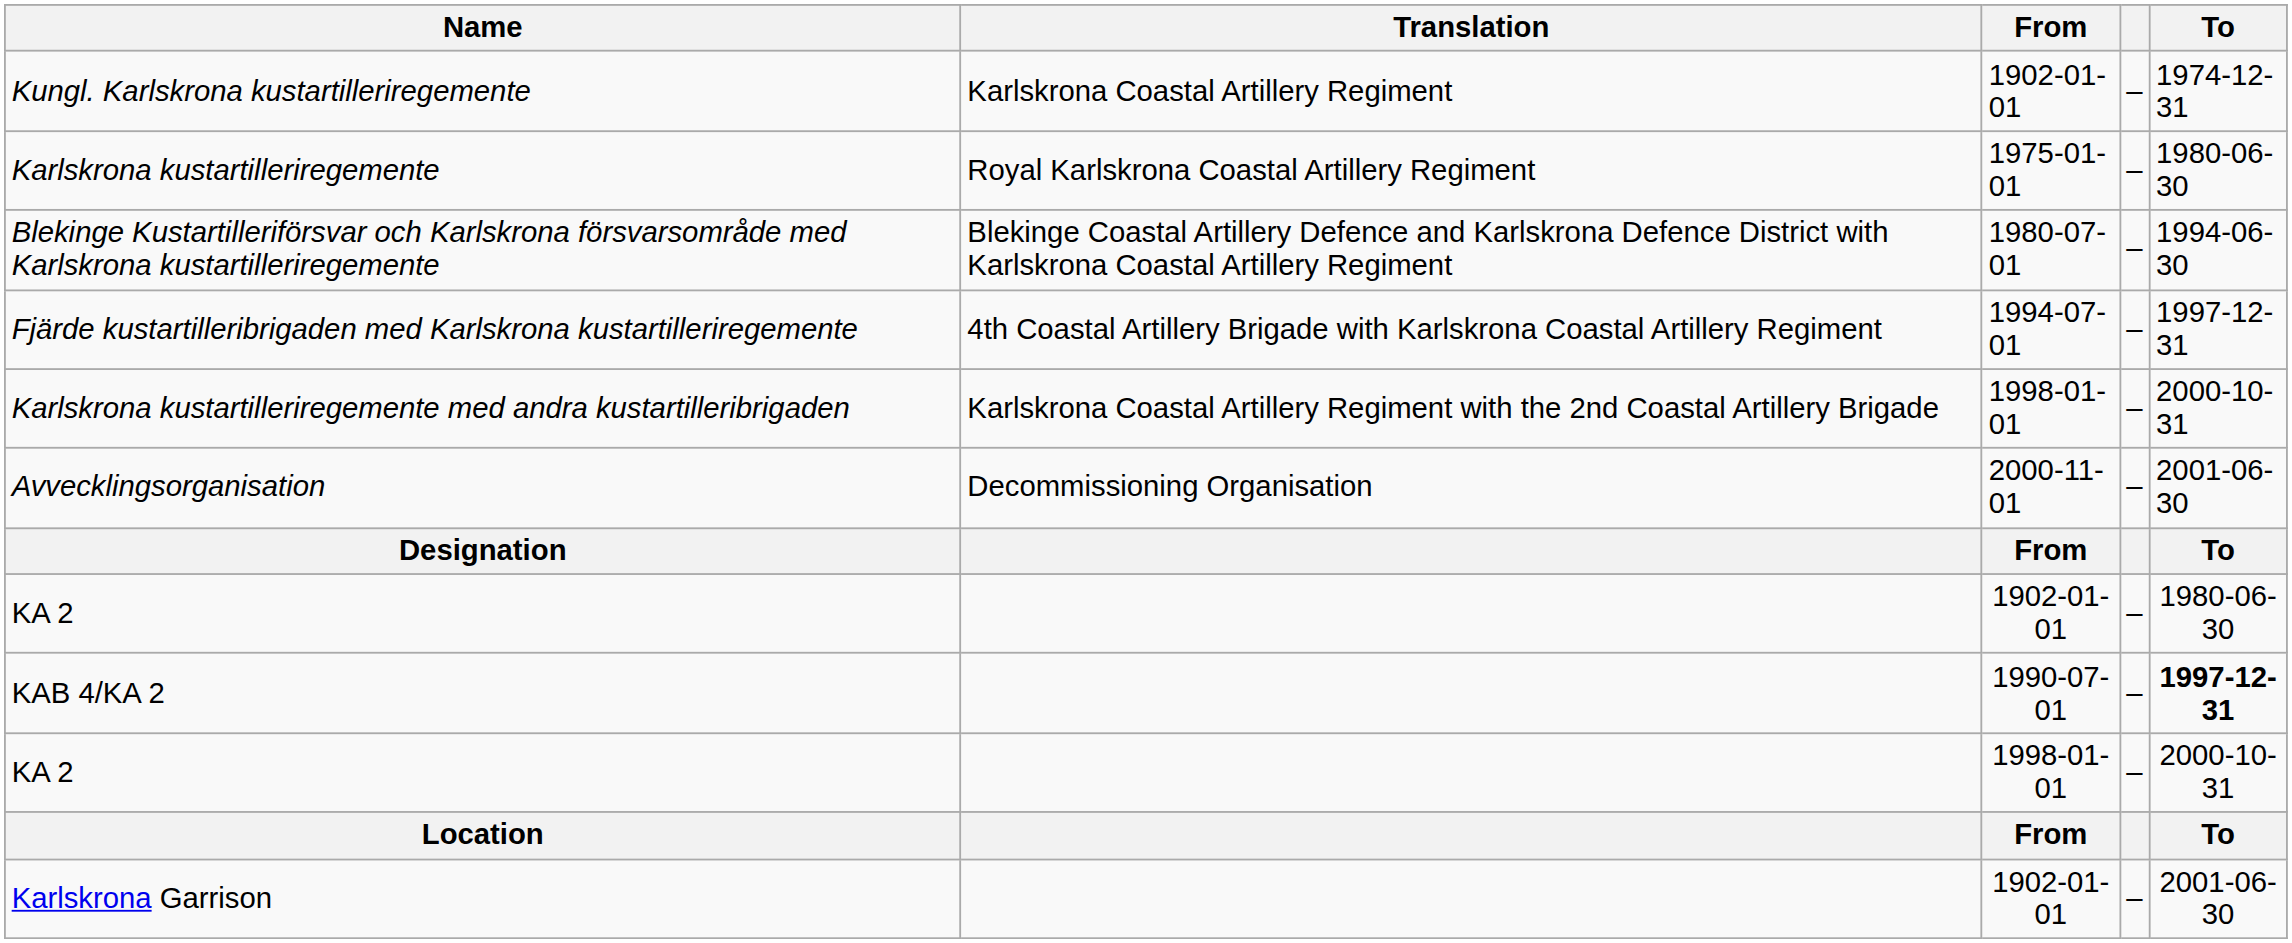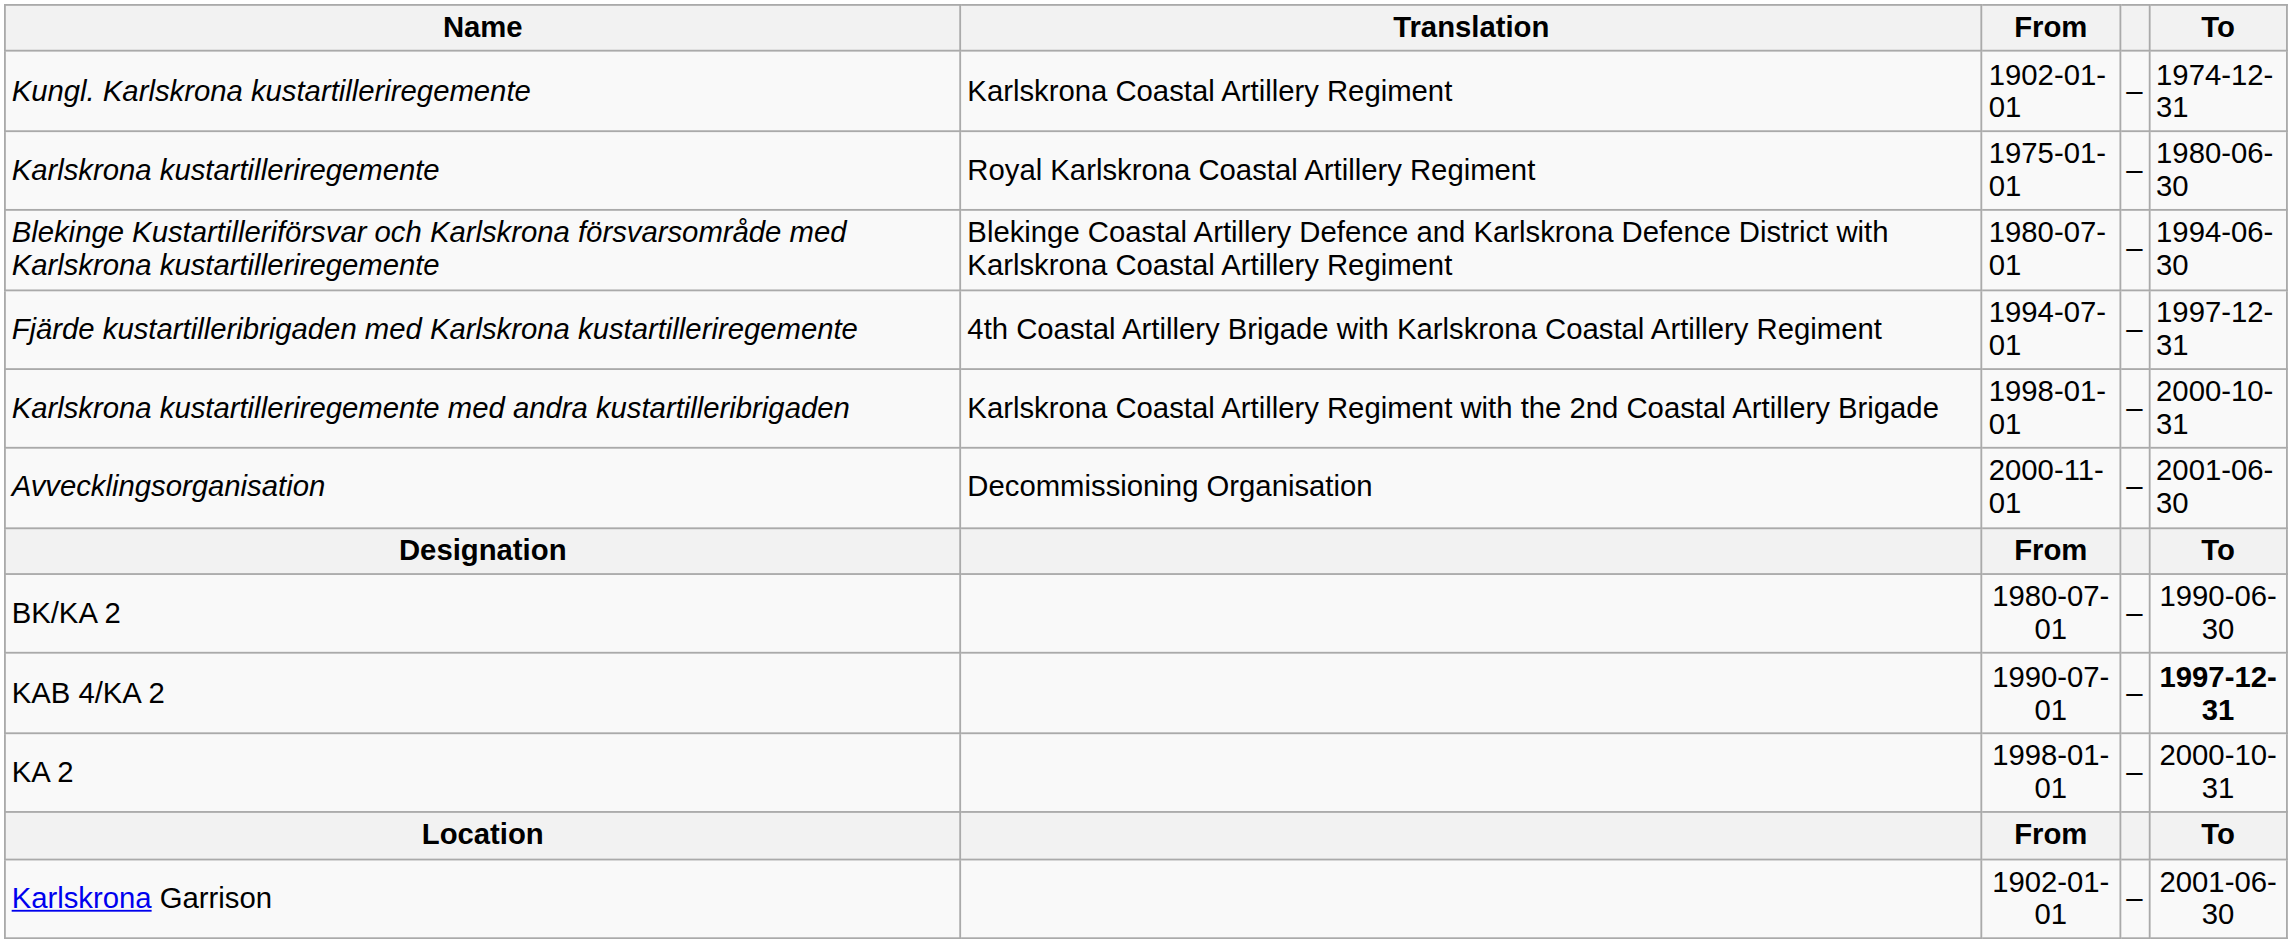- row: (43, 613)
+ row: (66, 613)
